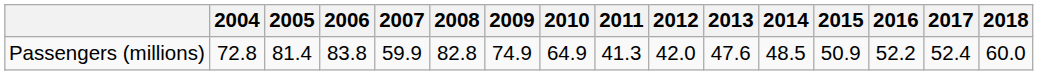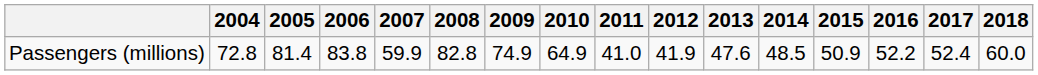(621, 53) 41.3 -> (621, 53) 41.0
(676, 53) 42.0 -> (676, 53) 41.9
